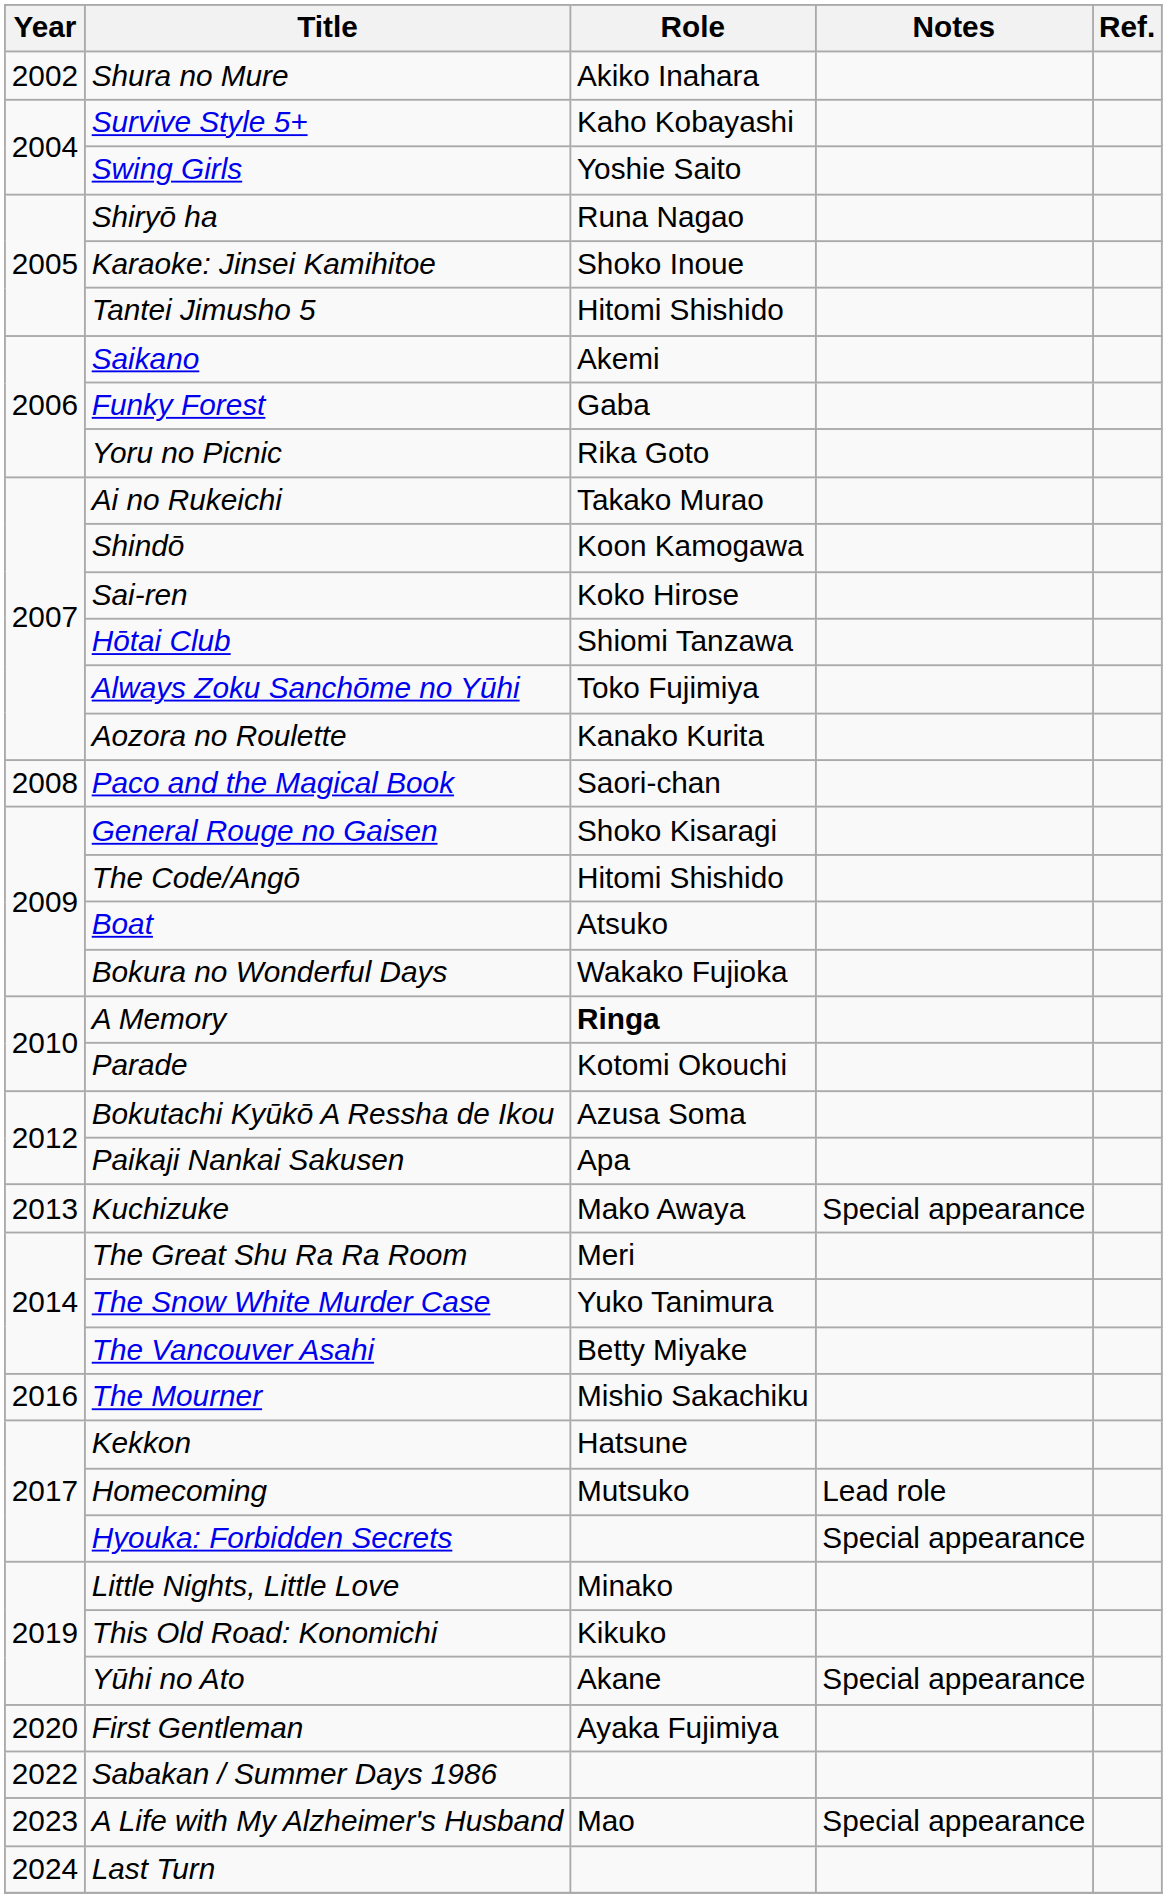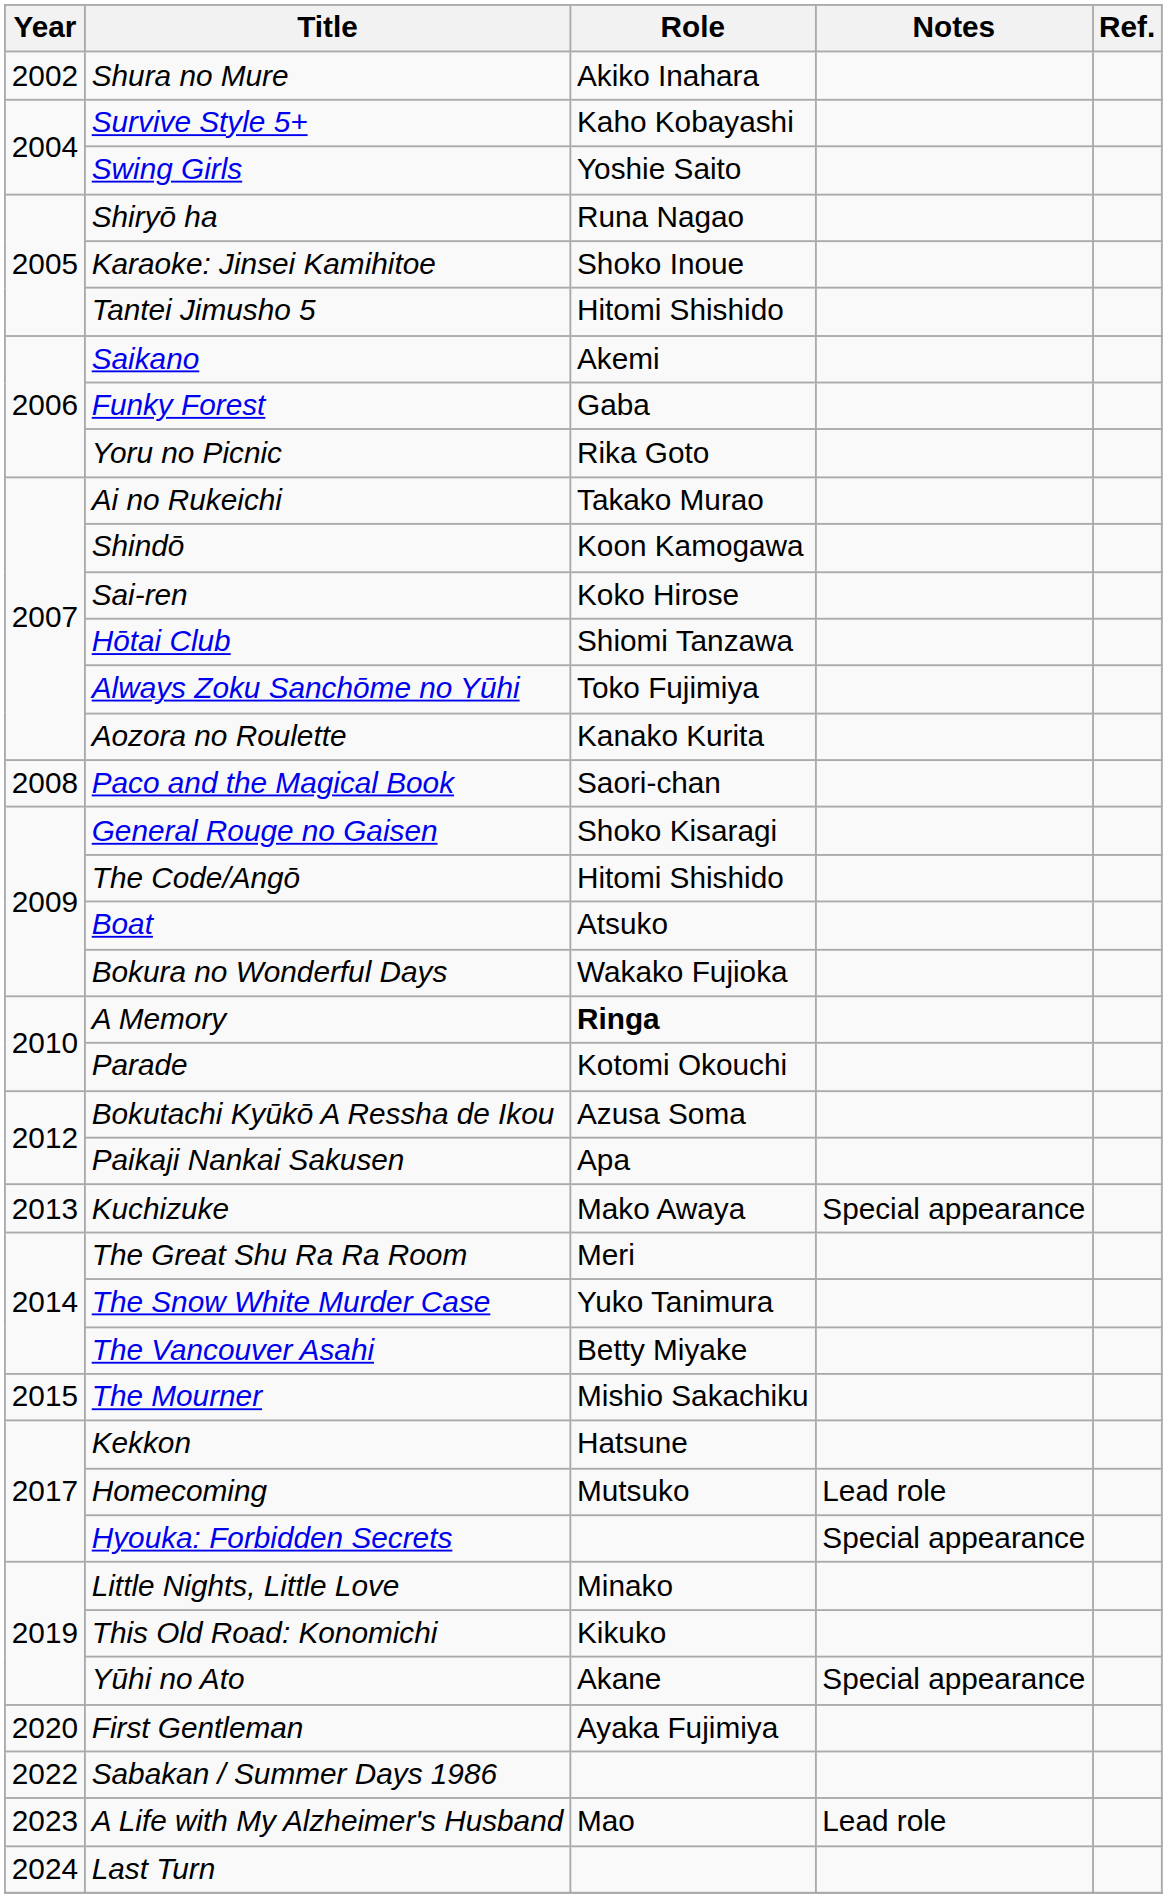(45, 1396) 2016 -> (45, 1396) 2015
(954, 1821) Special appearance -> (884, 1821) Lead role
